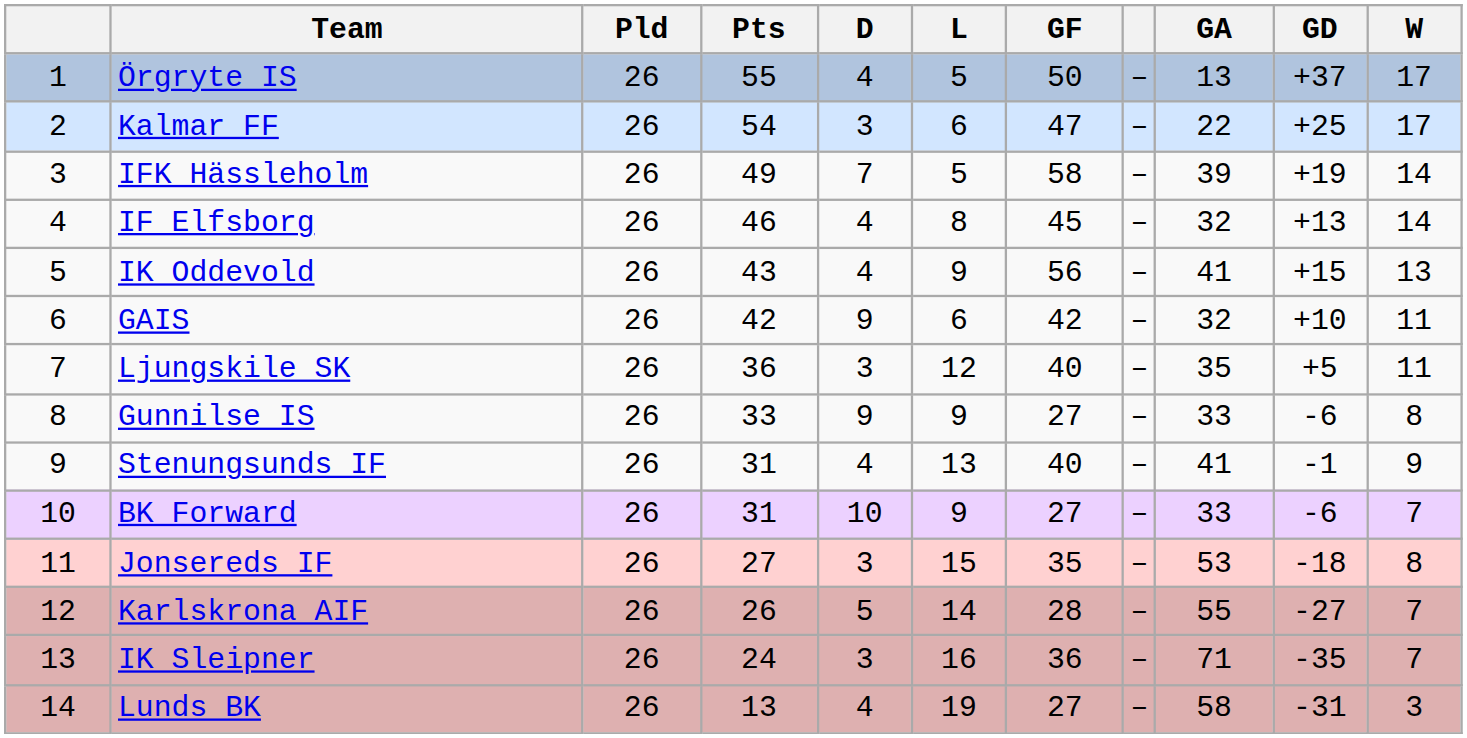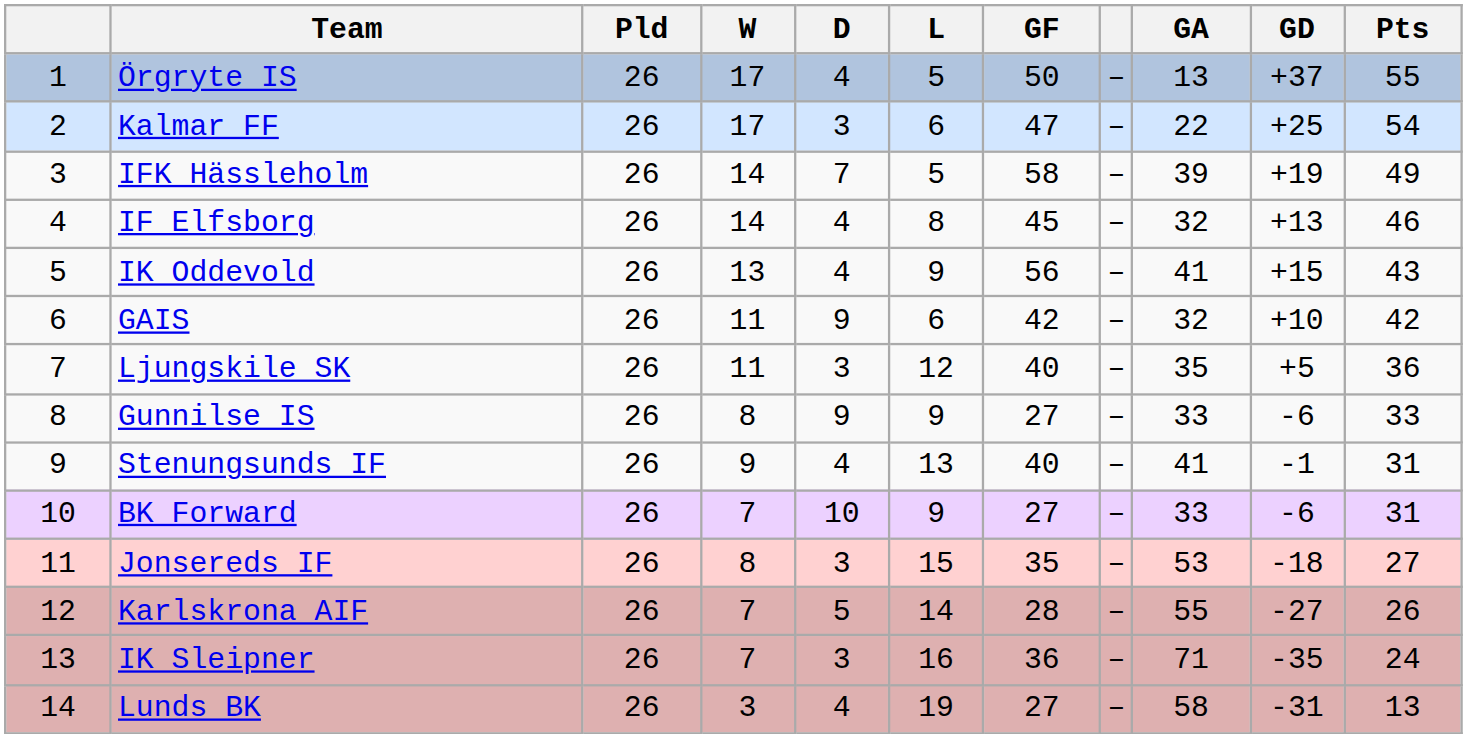columns swapped: (1414, 29) <-> (759, 29)
